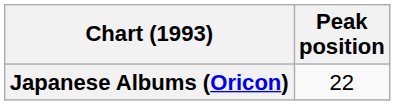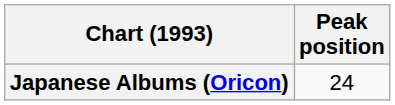(342, 81) 22 -> (342, 81) 24
